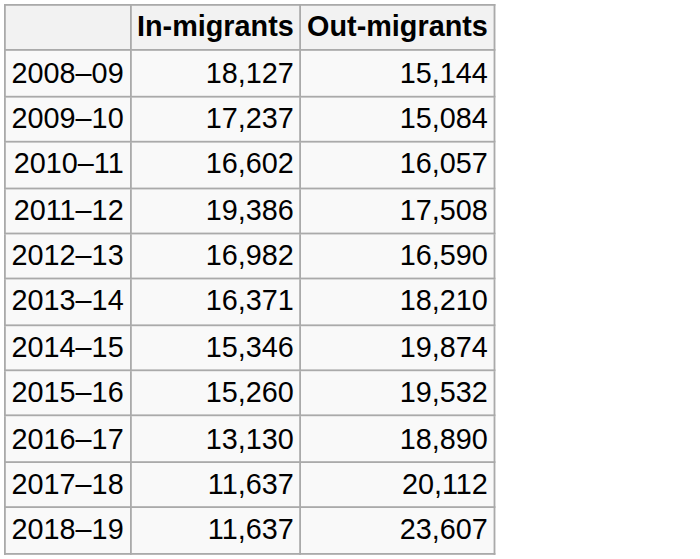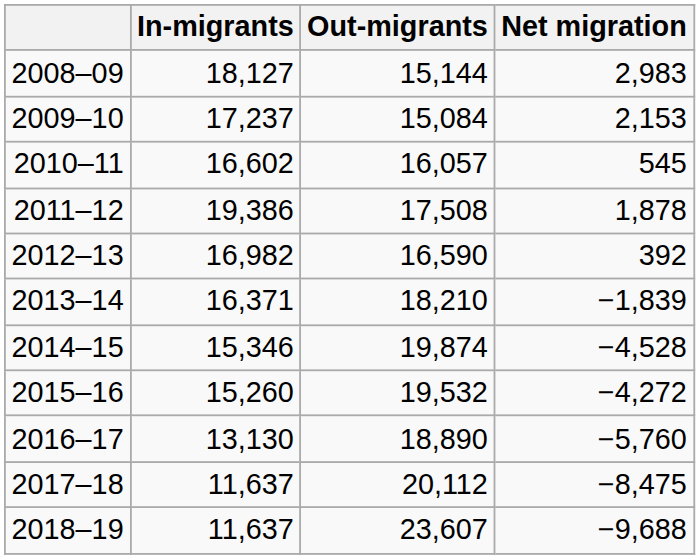+ column: (594, 27)
